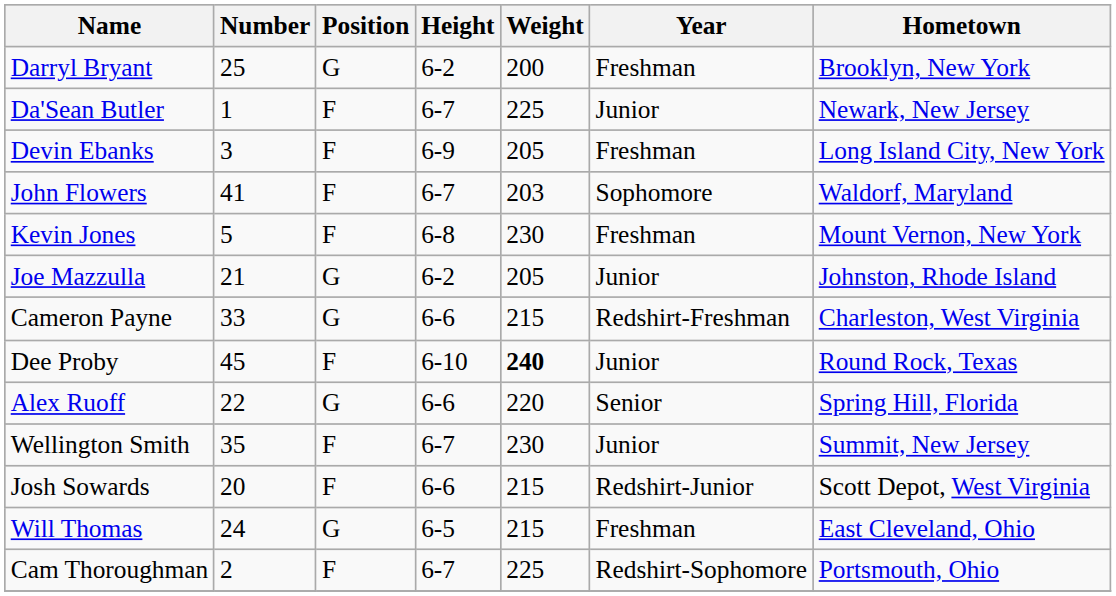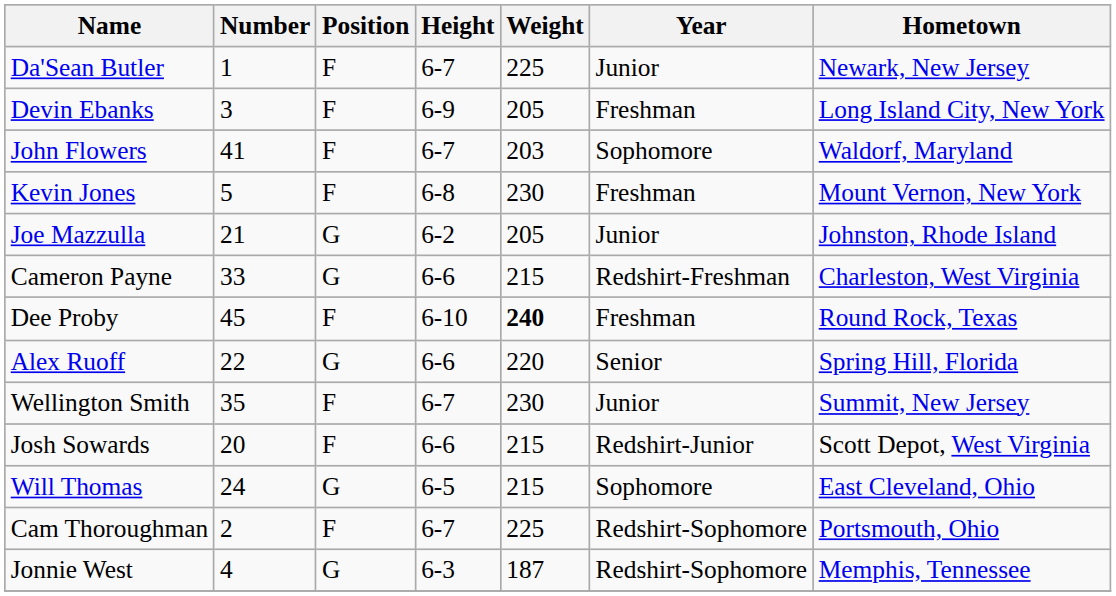- row: (82, 67)
(627, 360) Junior -> (646, 318) Freshman
(646, 527) Freshman -> (654, 486) Sophomore
+ row: (72, 569)
